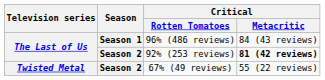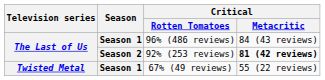(121, 68) Season 2 -> (121, 68) Season 1
